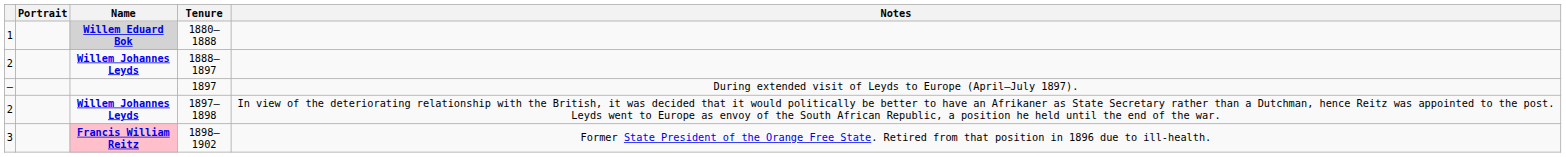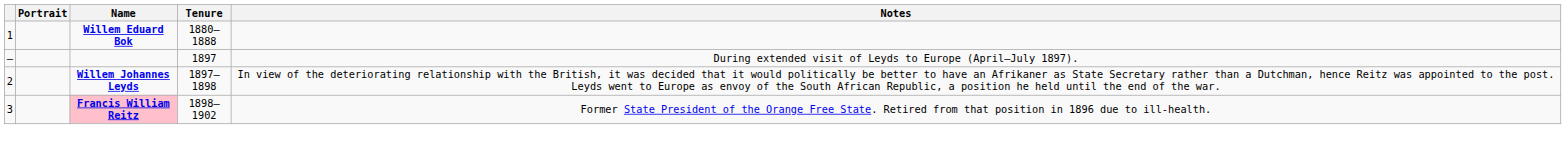(123, 35) lightgrey background -> (123, 35) no background
- row: (204, 64)
